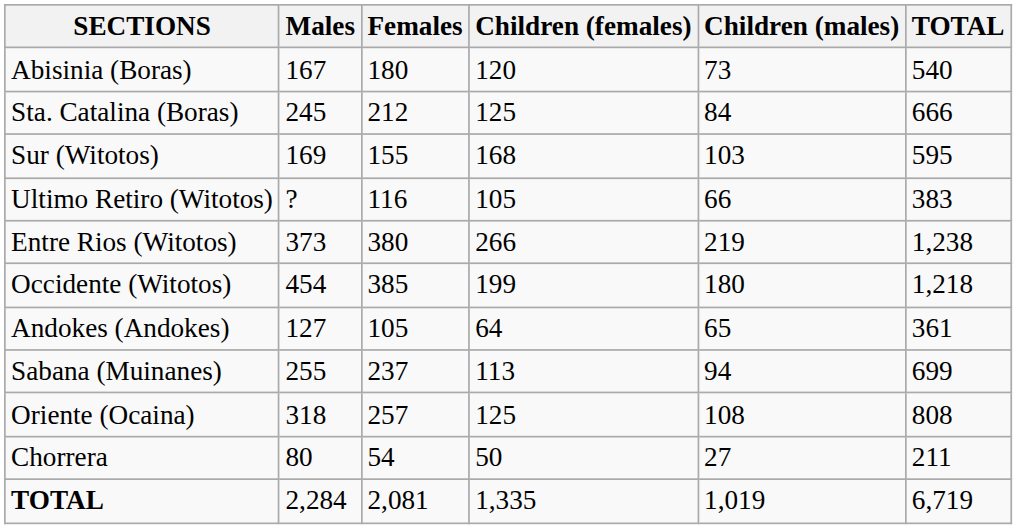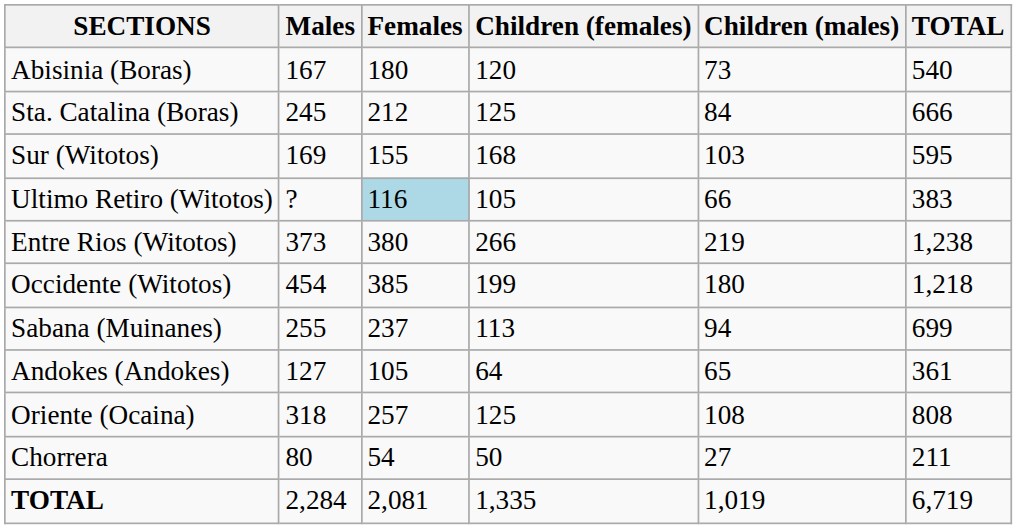(387, 198) no background -> (387, 198) lightblue background
rows swapped: (120, 328) <-> (116, 371)
